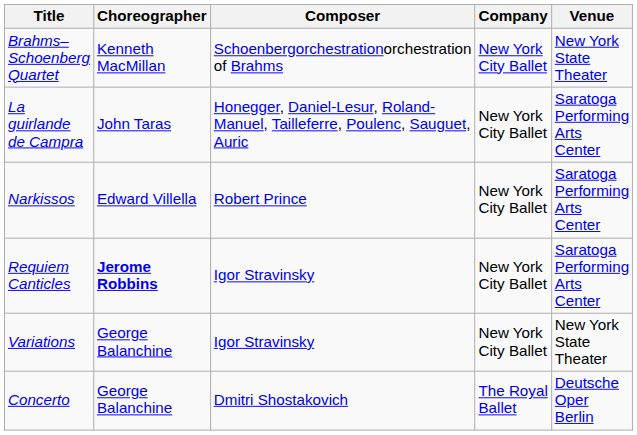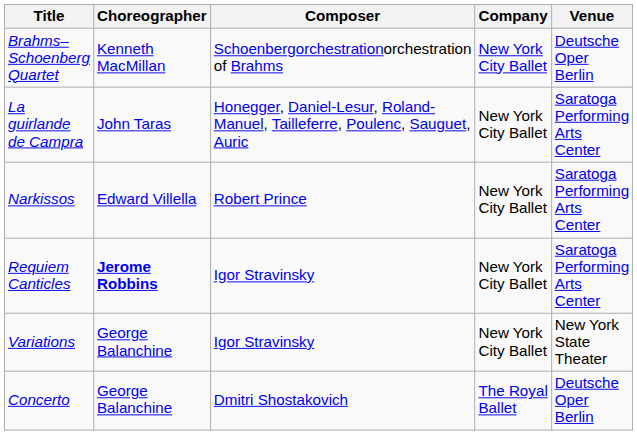(587, 57) New York State Theater -> (587, 57) Deutsche Oper Berlin
